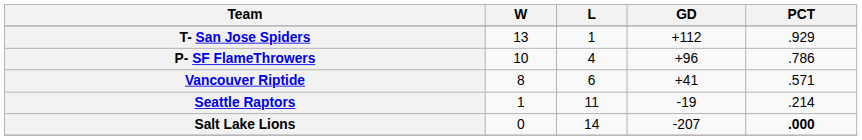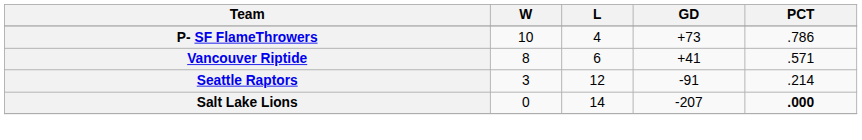- row: (245, 37)
(686, 59) +96 -> (689, 37) +73
(521, 102) 1 -> (526, 80) 3
(592, 102) 11 -> (597, 80) 12
(686, 102) -19 -> (689, 80) -91
